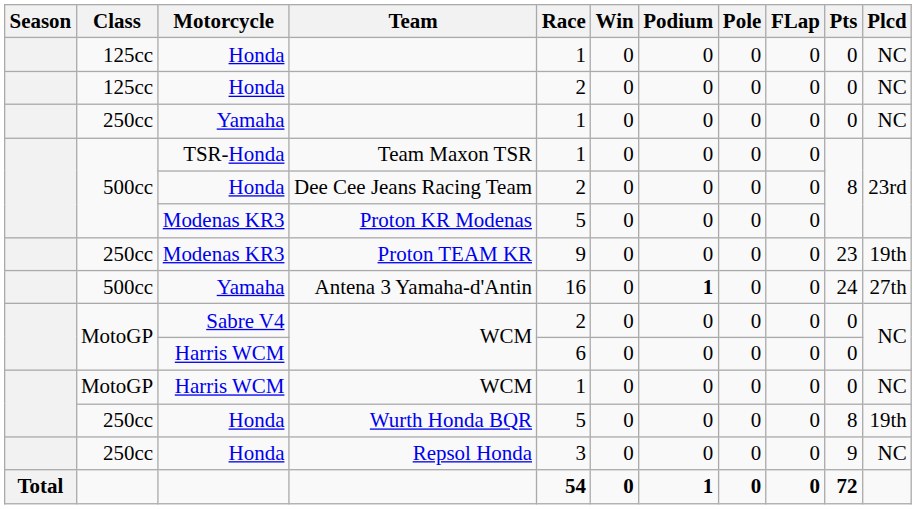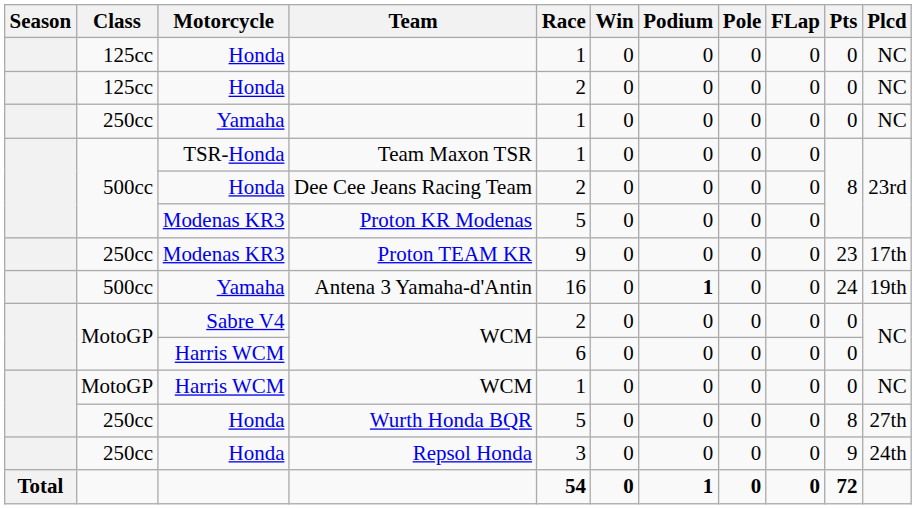(888, 253) 19th -> (888, 253) 17th
(888, 287) 27th -> (888, 287) 19th
(888, 420) 19th -> (888, 420) 27th
(892, 453) NC -> (888, 453) 24th
